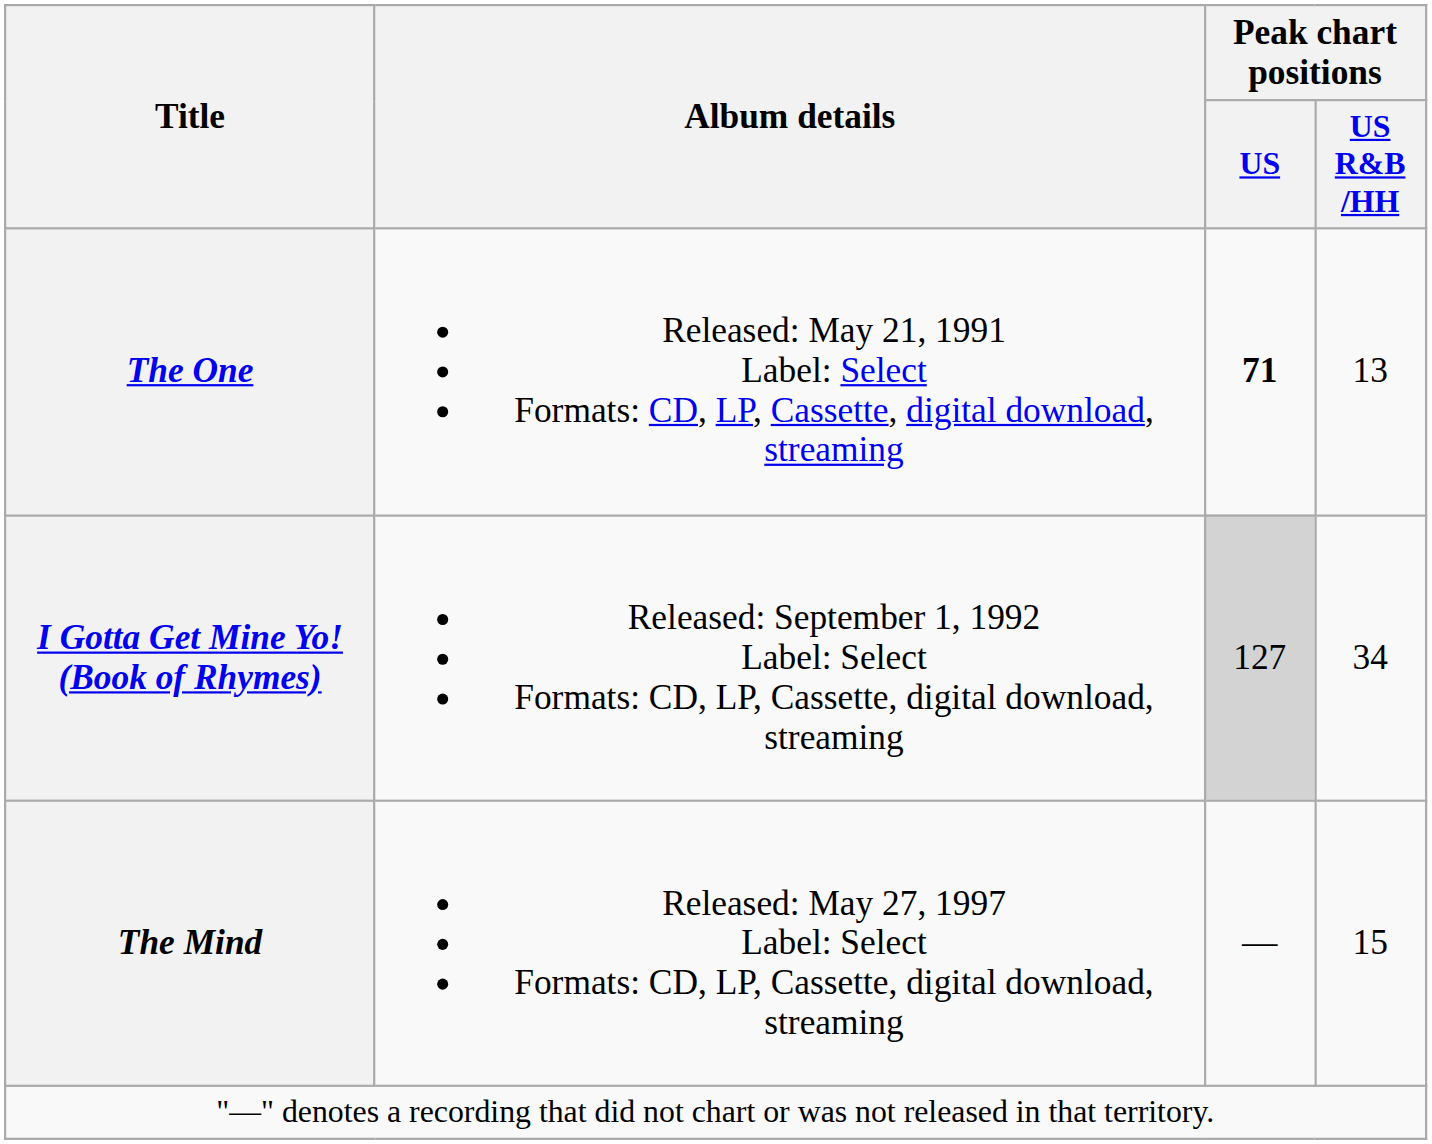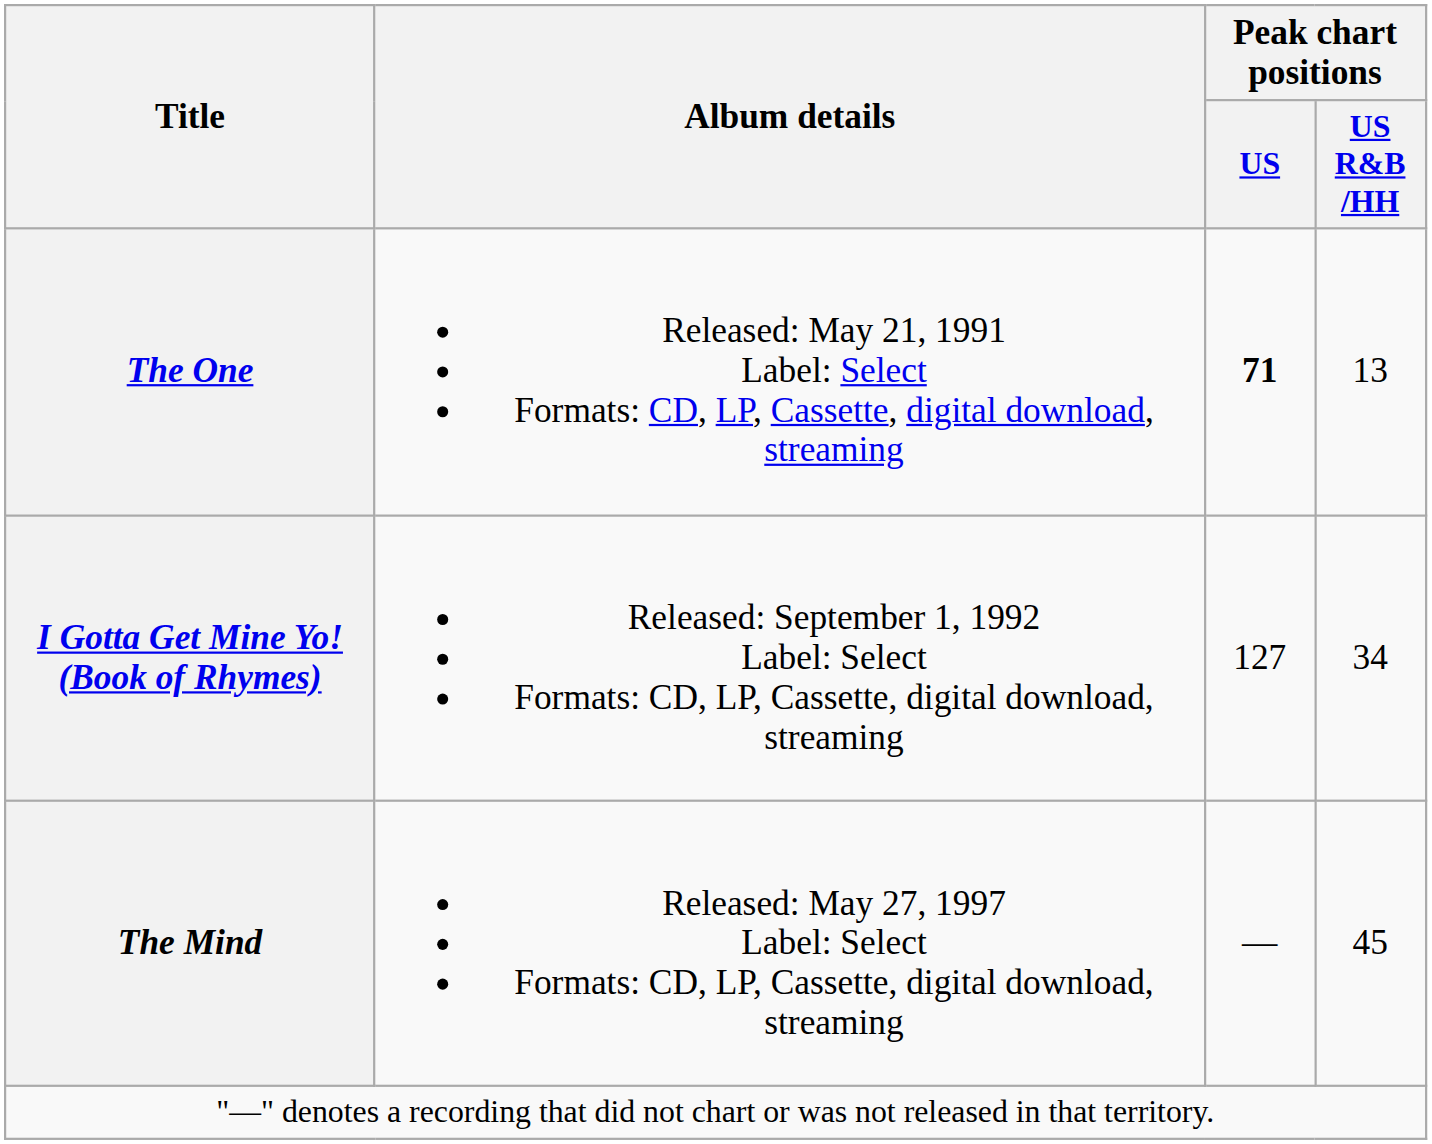(1260, 656) lightgrey background -> (1260, 656) no background
(1370, 942) 15 -> (1370, 942) 45
